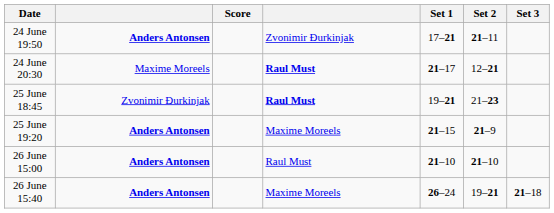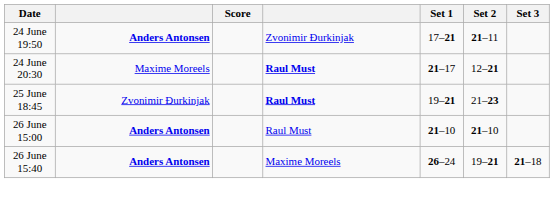- row: (30, 131)
